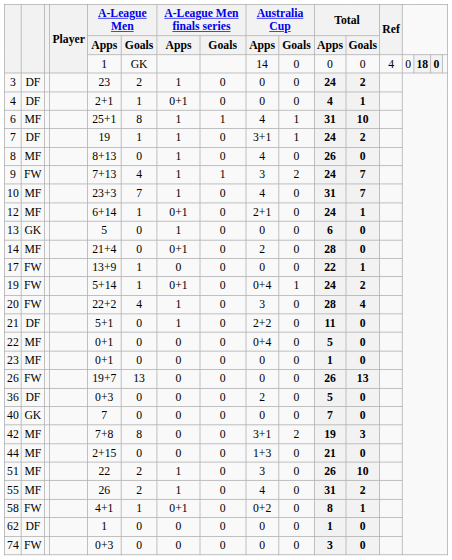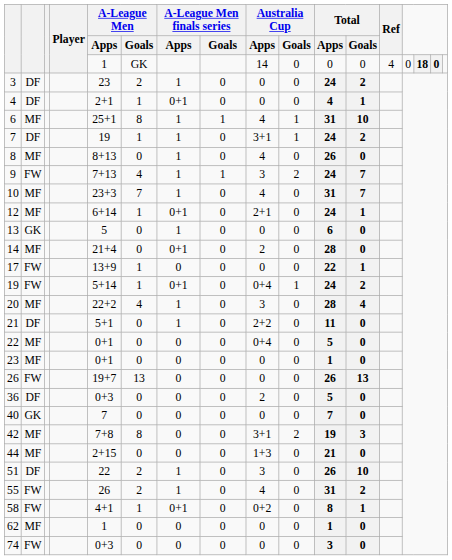(33, 304) FW -> (33, 304) MF
(33, 471) MF -> (33, 471) DF
(33, 489) MF -> (33, 489) FW
(33, 527) DF -> (33, 527) MF
